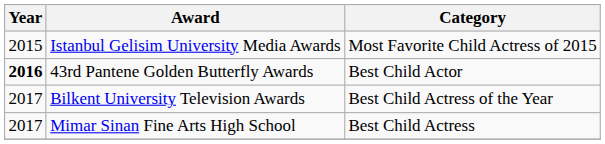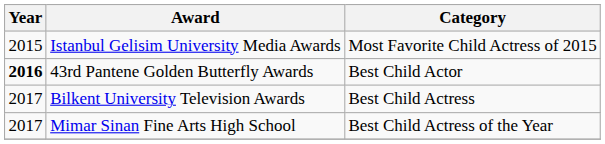(451, 98) Best Child Actress of the Year -> (412, 98) Best Child Actress
(412, 125) Best Child Actress -> (451, 125) Best Child Actress of the Year
